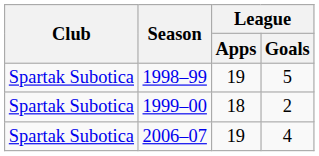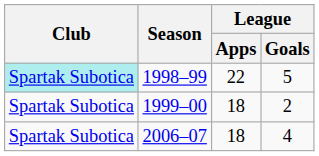(71, 77) no background -> (71, 77) paleturquoise background
(236, 77) 19 -> (236, 77) 22
(236, 135) 19 -> (236, 135) 18
